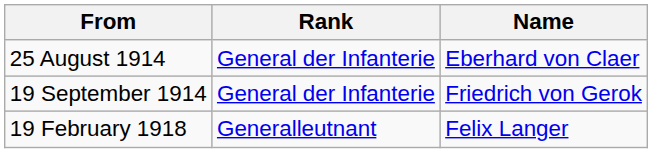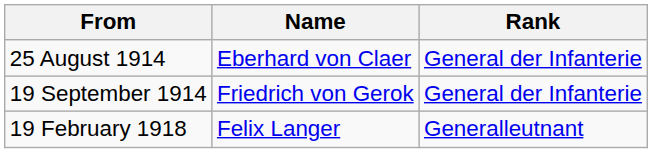columns swapped: (326, 22) <-> (544, 22)
